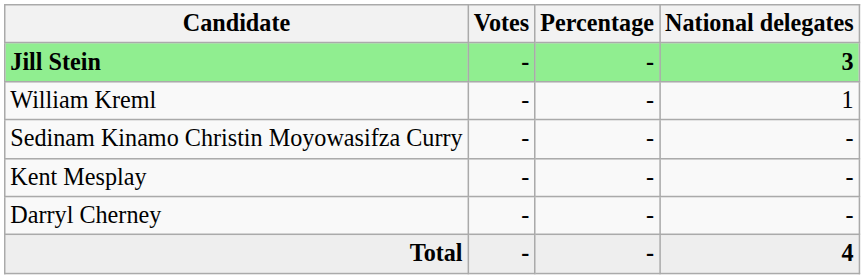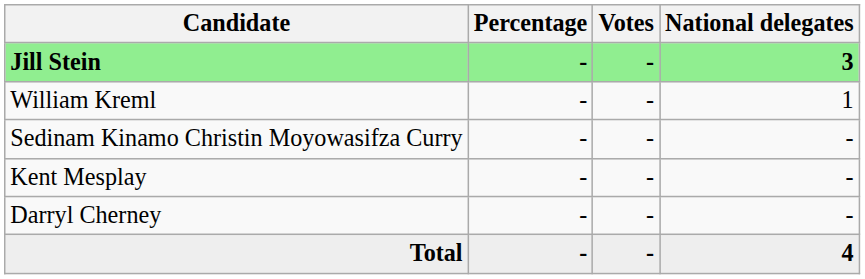columns swapped: (501, 23) <-> (597, 23)
